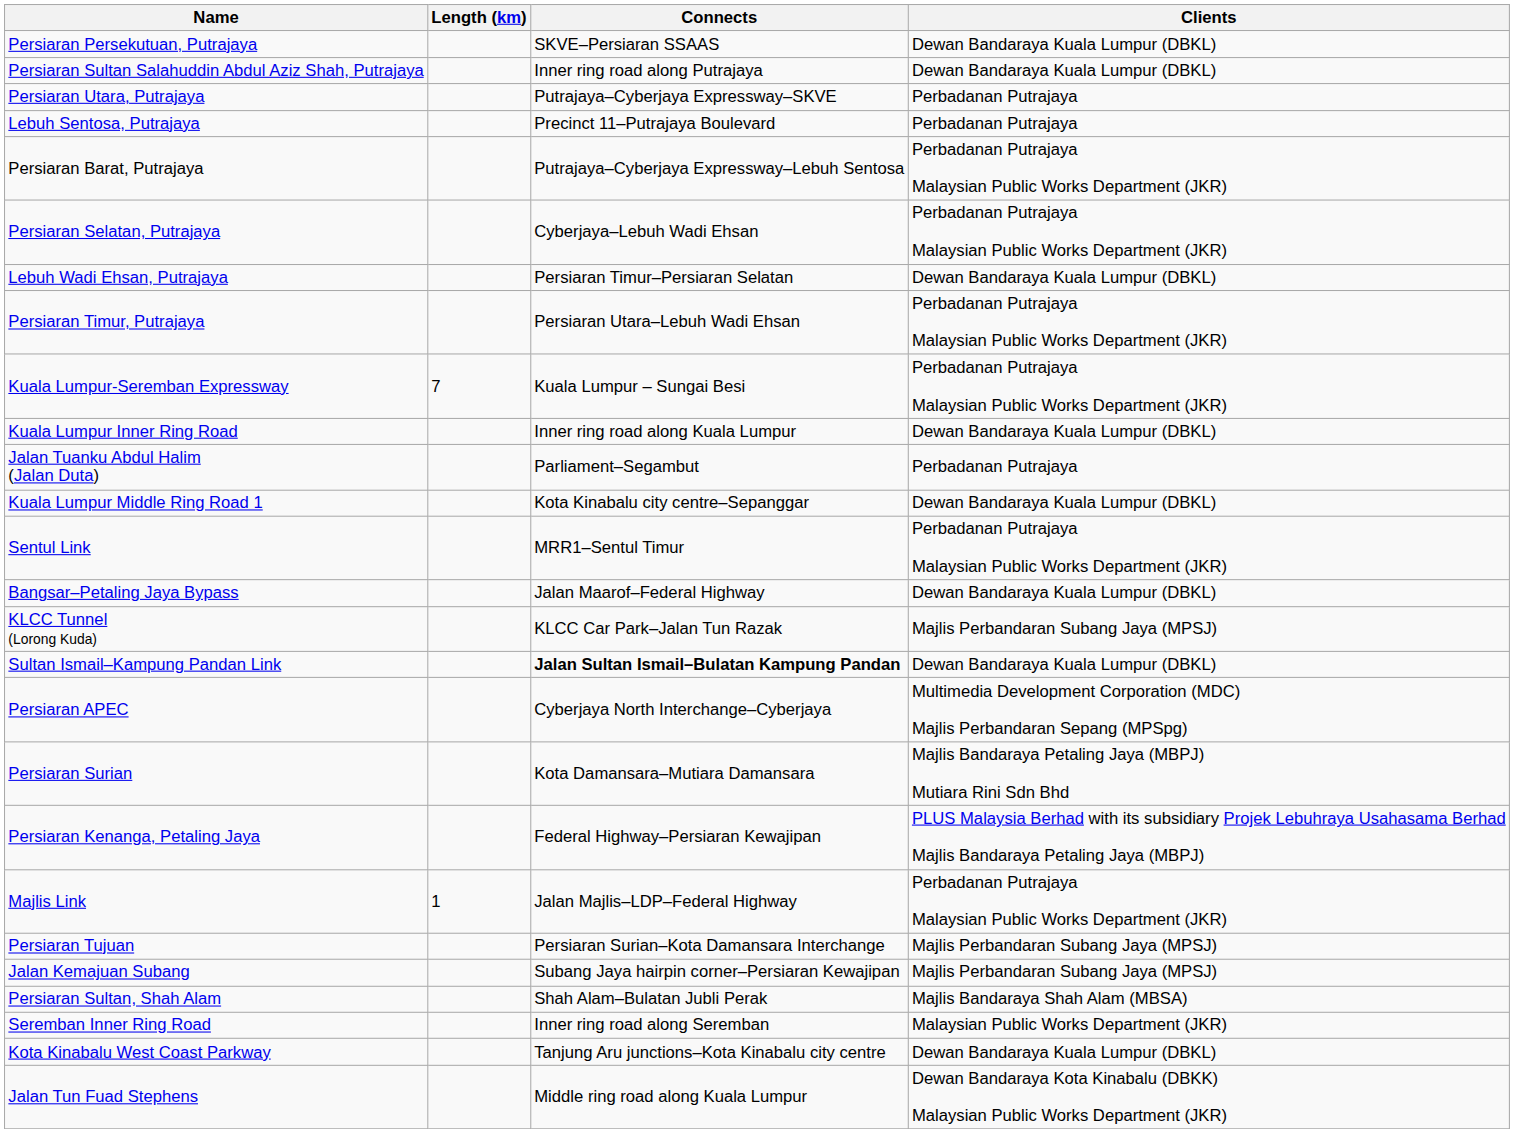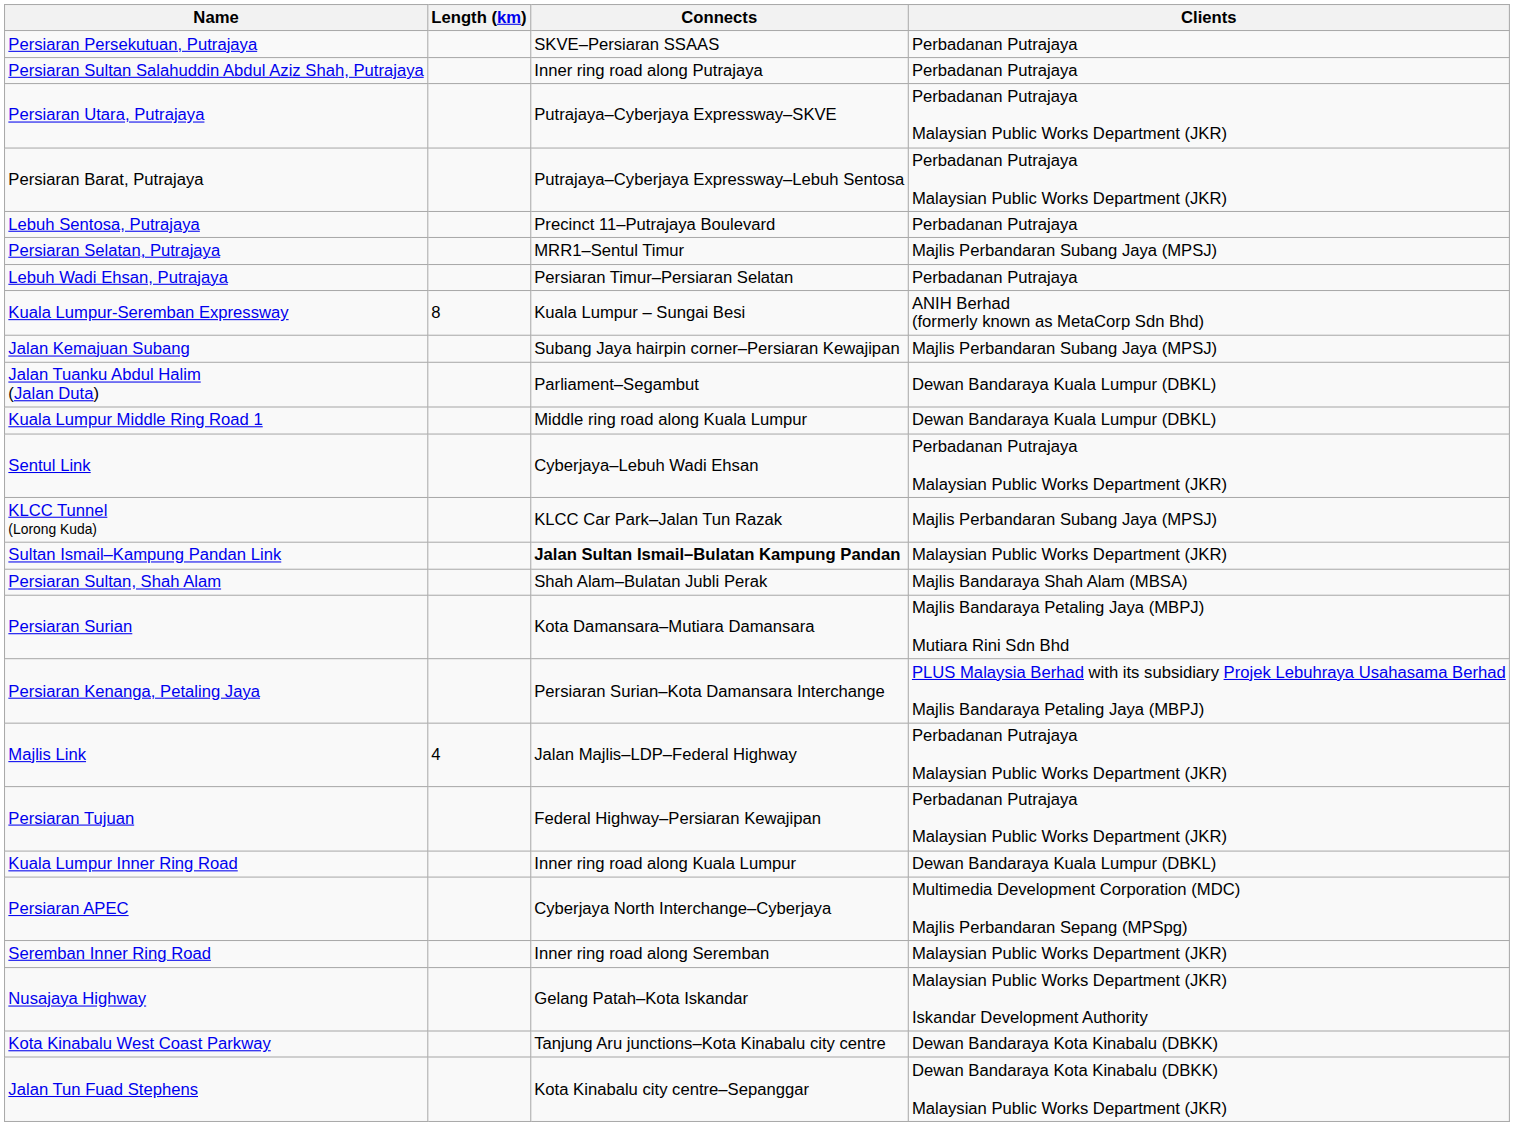(1064, 44) Dewan Bandaraya Kuala Lumpur (DBKL) -> (995, 44) Perbadanan Putrajaya
(1064, 70) Dewan Bandaraya Kuala Lumpur (DBKL) -> (995, 70) Perbadanan Putrajaya
(995, 96) Perbadanan Putrajaya -> (1069, 115) Perbadanan Putrajaya Malaysian Public Works Department (JKR)
rows swapped: (104, 123) <-> (106, 168)
(646, 232) Cyberjaya–Lebuh Wadi Ehsan -> (609, 250) MRR1–Sentul Timur
(1069, 232) Perbadanan Putrajaya Malaysian Public Works Department (JKR) -> (1065, 250) Majlis Perbandaran Subang Jaya (MPSJ)
(1064, 277) Dewan Bandaraya Kuala Lumpur (DBKL) -> (995, 277) Perbadanan Putrajaya
- row: (106, 322)
(436, 386) 7 -> (436, 313) 8
(1069, 386) Perbadanan Putrajaya Malaysian Public Works Department (JKR) -> (1058, 313) ANIH Berhad (formerly known as MetaCorp Sdn Bhd)
rows swapped: (123, 431) <-> (99, 972)
(995, 467) Perbadanan Putrajaya -> (1064, 384) Dewan Bandaraya Kuala Lumpur (DBKL)
(672, 502) Kota Kinabalu city centre–Sepanggar -> (671, 420) Middle ring road along Kuala Lumpur
(609, 547) MRR1–Sentul Timur -> (646, 465) Cyberjaya–Lebuh Wadi Ehsan
- row: (124, 593)
(1064, 664) Dewan Bandaraya Kuala Lumpur (DBKL) -> (1069, 555) Malaysian Public Works Department (JKR)
rows swapped: (115, 999) <-> (68, 709)
(678, 837) Federal Highway–Persiaran Kewajipan -> (710, 690) Persiaran Surian–Kota Damansara Interchange
(436, 901) 1 -> (436, 754) 4
(710, 946) Persiaran Surian–Kota Damansara Interchange -> (678, 818) Federal Highway–Persiaran Kewajipan
(1065, 946) Majlis Perbandaran Subang Jaya (MPSJ) -> (1069, 818) Perbadanan Putrajaya Malaysian Public Works Department (JKR)
+ row: (77, 999)
(1064, 1051) Dewan Bandaraya Kuala Lumpur (DBKL) -> (1065, 1044) Dewan Bandaraya Kota Kinabalu (DBKK)
(671, 1096) Middle ring road along Kuala Lumpur -> (672, 1089) Kota Kinabalu city centre–Sepanggar
